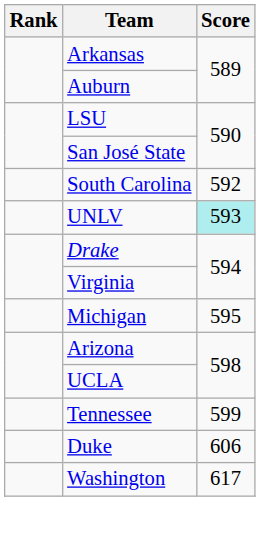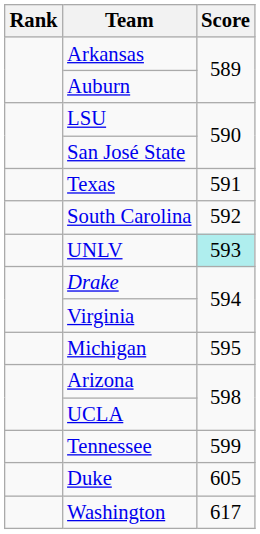+ row: (91, 184)
(225, 446) 606 -> (225, 479) 605
